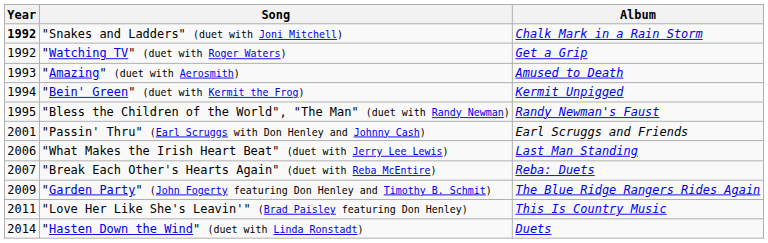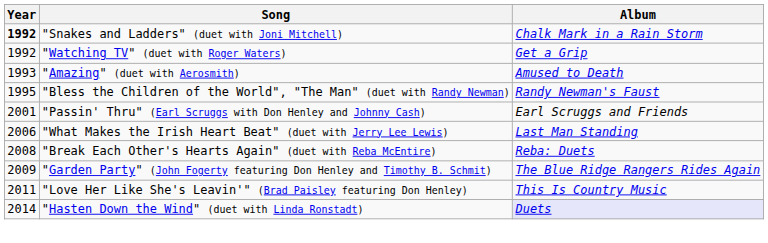- row: (173, 92)
(22, 170) 2007 -> (22, 151) 2008
(533, 229) no background -> (533, 209) lavender background
